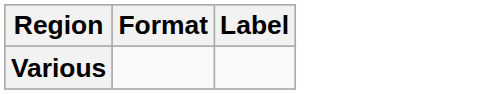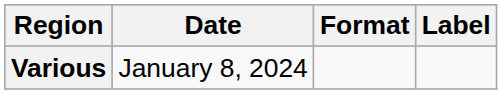+ column: (213, 25)
